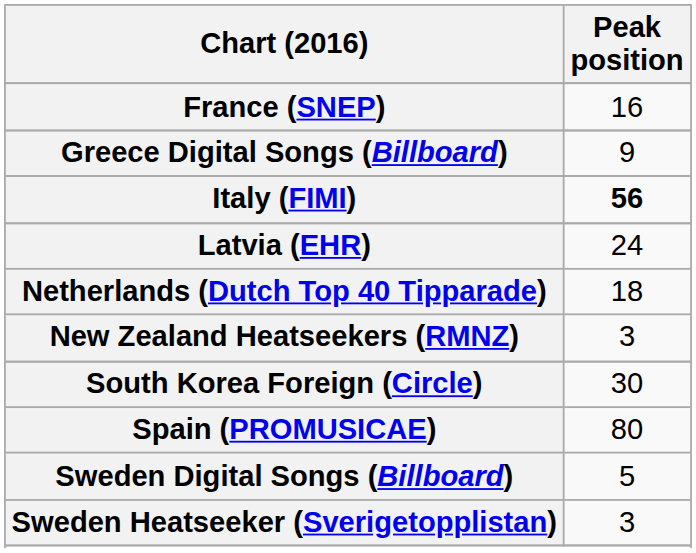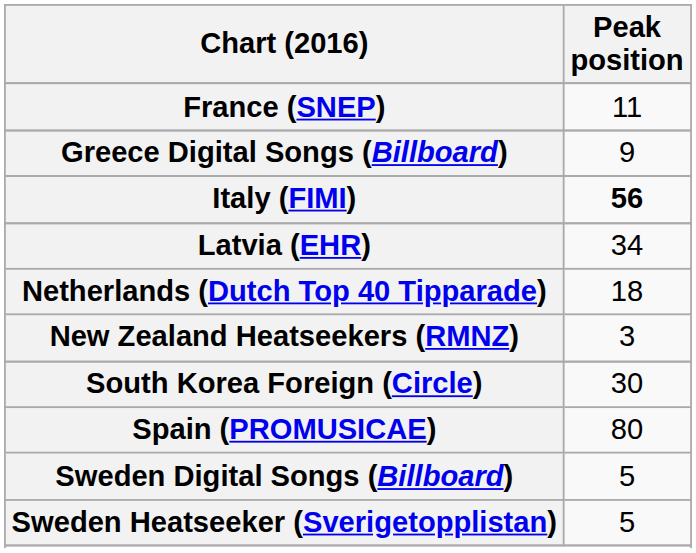(627, 106) 16 -> (627, 106) 11
(627, 245) 24 -> (627, 245) 34
(627, 522) 3 -> (627, 522) 5
